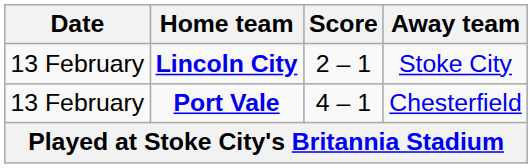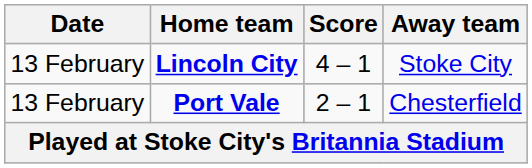(343, 63) 2 – 1 -> (343, 63) 4 – 1
(343, 102) 4 – 1 -> (343, 102) 2 – 1
